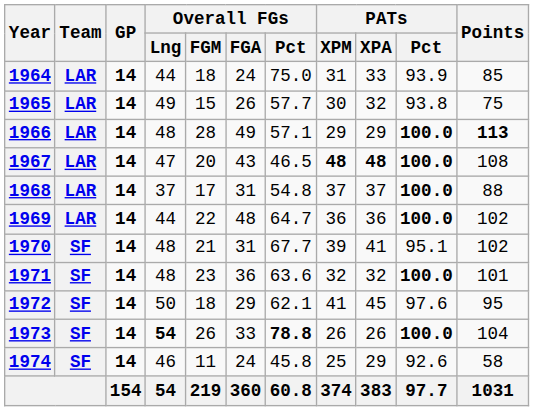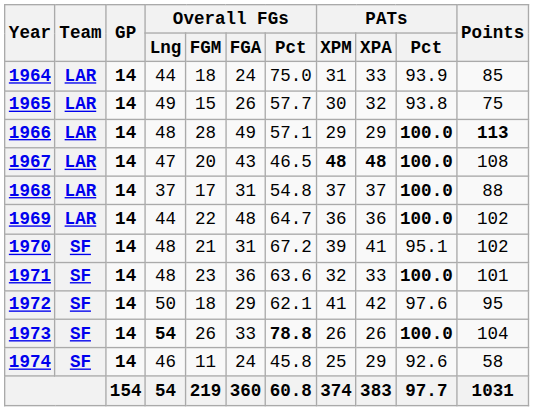(291, 248) 67.7 -> (291, 248) 67.2
(376, 276) 32 -> (376, 276) 33
(376, 305) 45 -> (376, 305) 42
